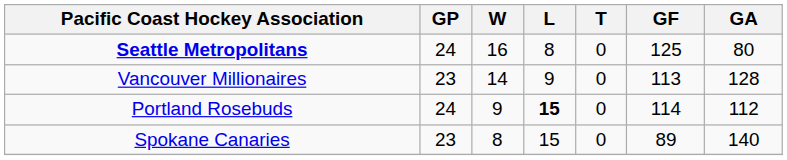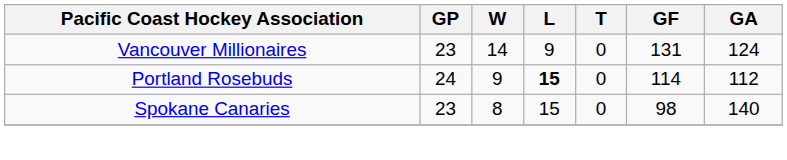- row: (212, 49)
(666, 79) 113 -> (666, 49) 131
(744, 79) 128 -> (744, 49) 124
(666, 139) 89 -> (666, 109) 98
